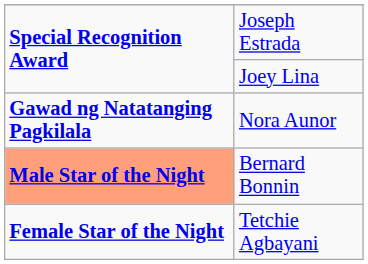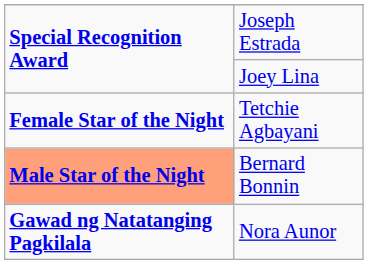rows swapped: (288, 120) <-> (279, 231)
